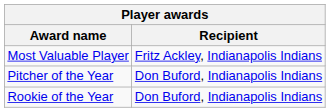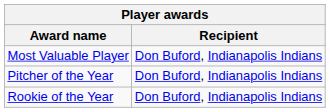(228, 55) Fritz Ackley, Indianapolis Indians -> (229, 55) Don Buford, Indianapolis Indians
